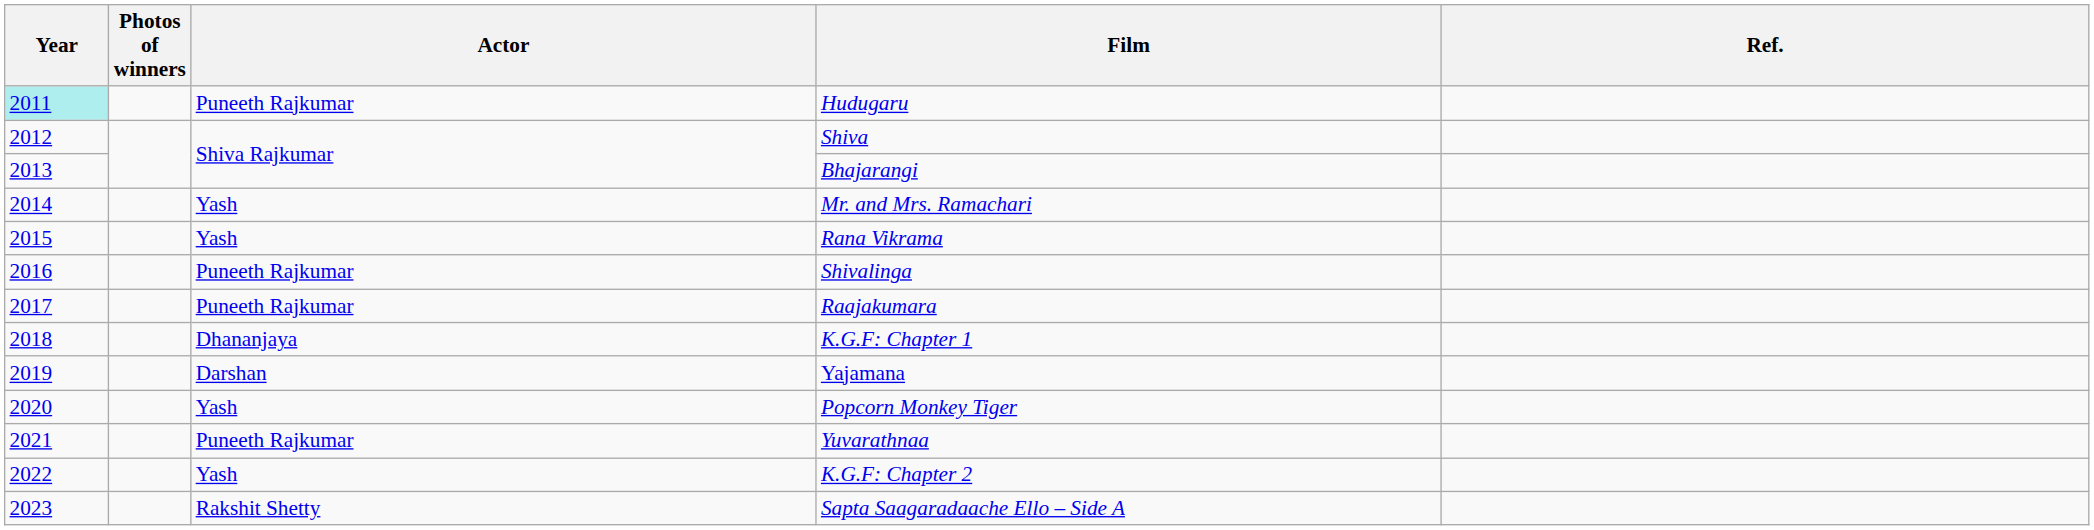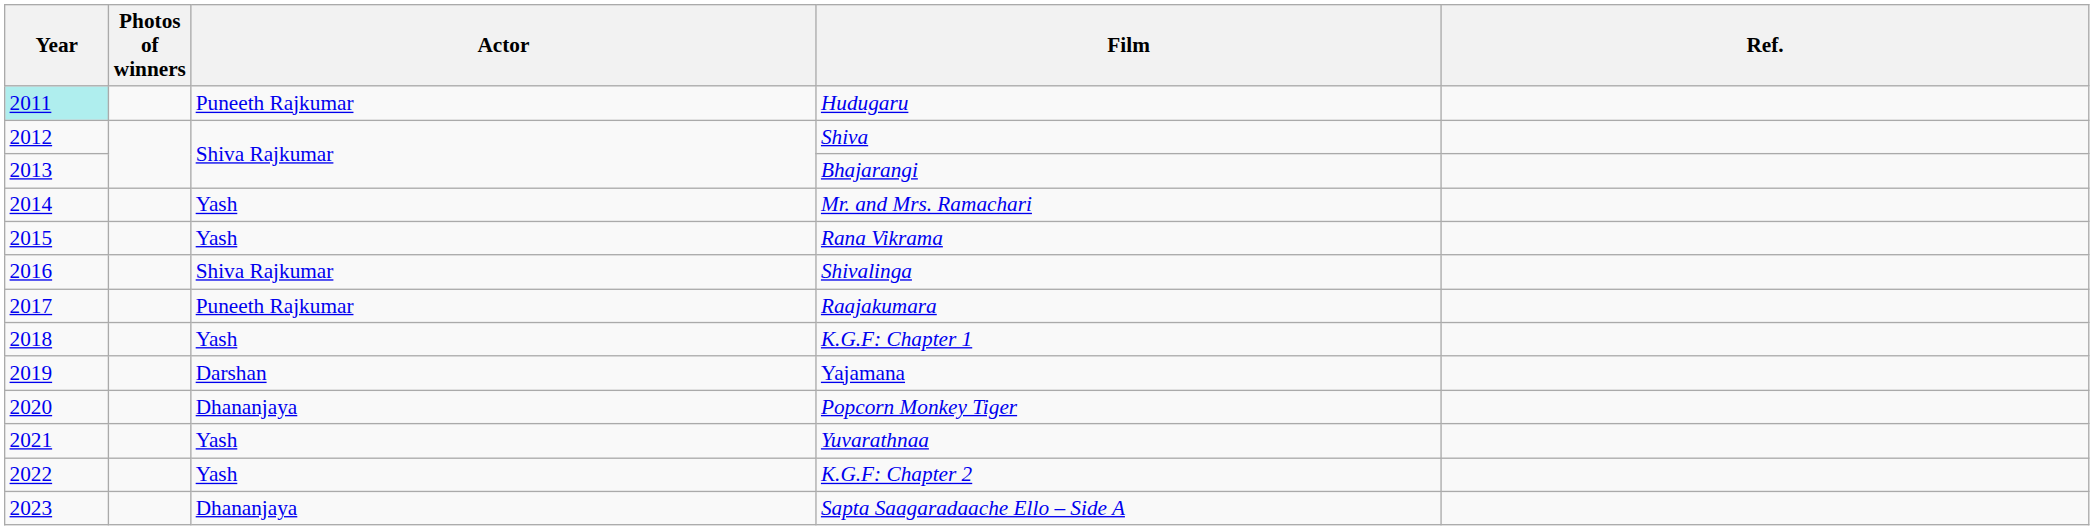(275, 271) Puneeth Rajkumar -> (265, 271) Shiva Rajkumar
(246, 339) Dhananjaya -> (216, 339) Yash
(216, 406) Yash -> (246, 406) Dhananjaya
(275, 440) Puneeth Rajkumar -> (216, 440) Yash
(258, 507) Rakshit Shetty -> (246, 507) Dhananjaya
